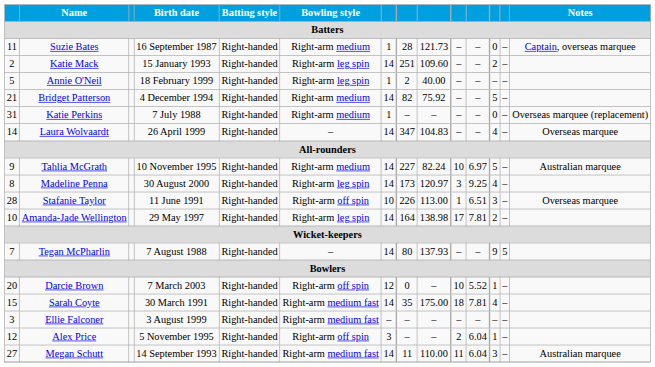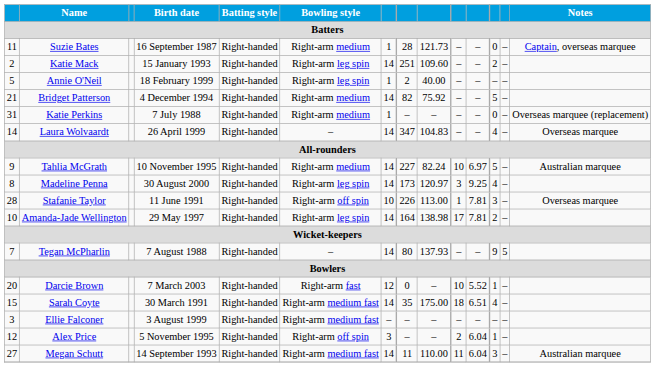(478, 200) 6.51 -> (478, 200) 7.81
(331, 285) Right-arm off spin -> (331, 285) Right-arm fast
(478, 302) 7.81 -> (478, 302) 6.51
